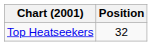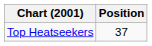(121, 31) 32 -> (121, 31) 37
